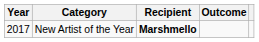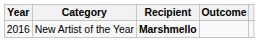(18, 29) 2017 -> (18, 29) 2016
